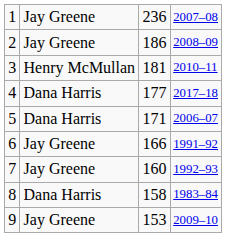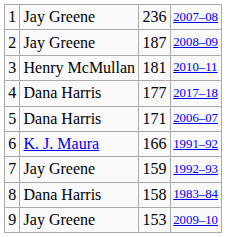(154, 42) 186 -> (154, 42) 187
(59, 144) Jay Greene -> (61, 144) K. J. Maura
(154, 169) 160 -> (154, 169) 159
